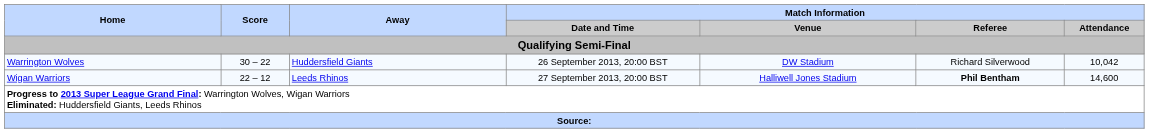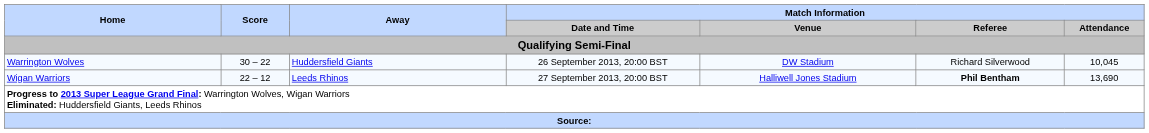(1104, 62) 10,042 -> (1104, 62) 10,045
(1104, 78) 14,600 -> (1104, 78) 13,690
